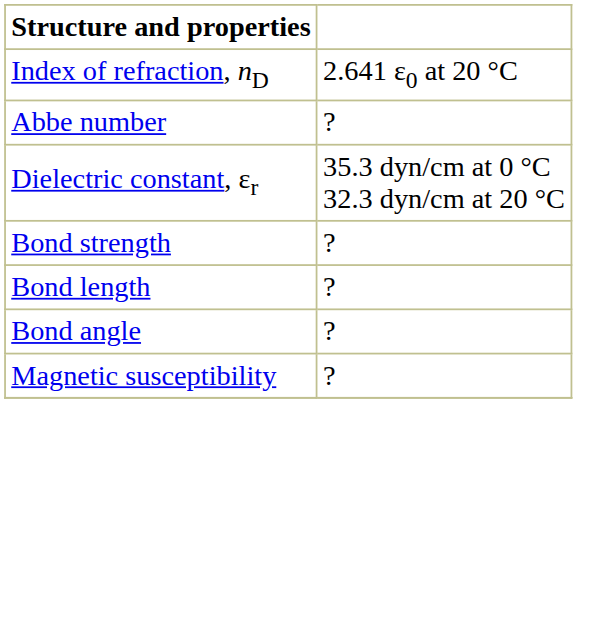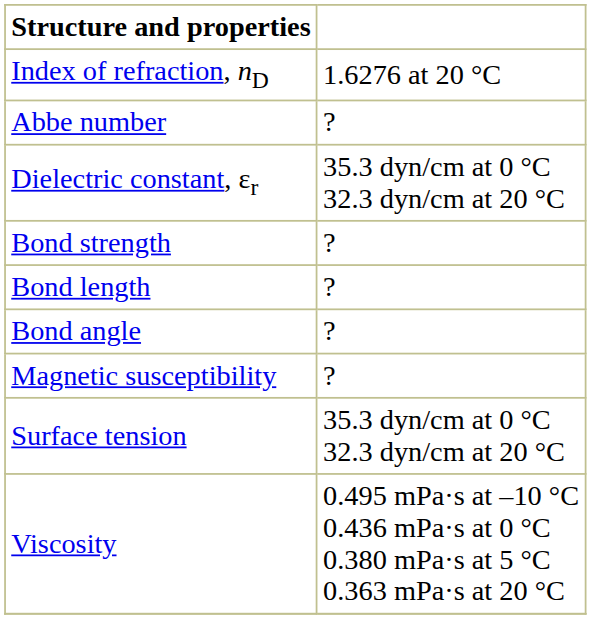(420, 74) 2.641 ε0 at 20 °C -> (412, 74) 1.6276 at 20 °C
+ row: (99, 435)
+ row: (64, 543)
